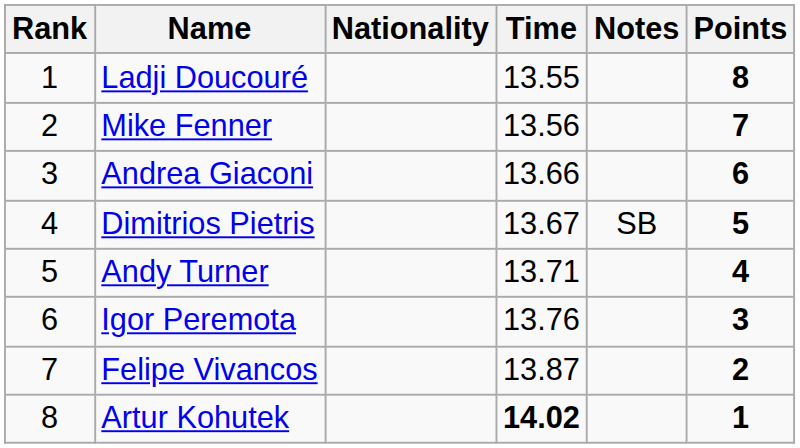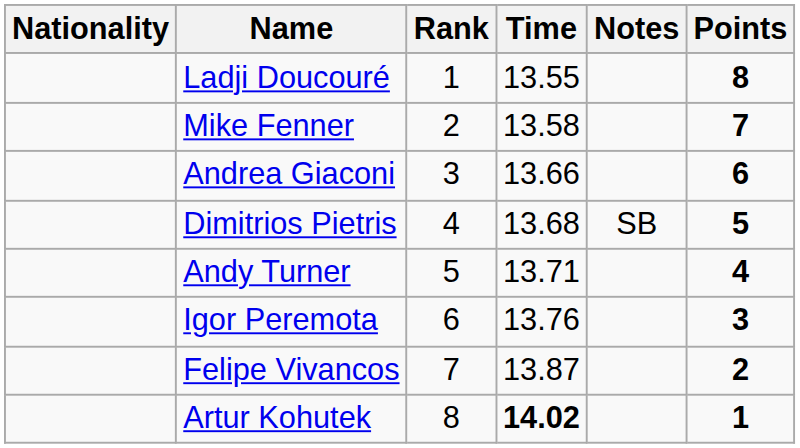columns swapped: (50, 28) <-> (410, 28)
(541, 126) 13.56 -> (541, 126) 13.58
(541, 223) 13.67 -> (541, 223) 13.68
